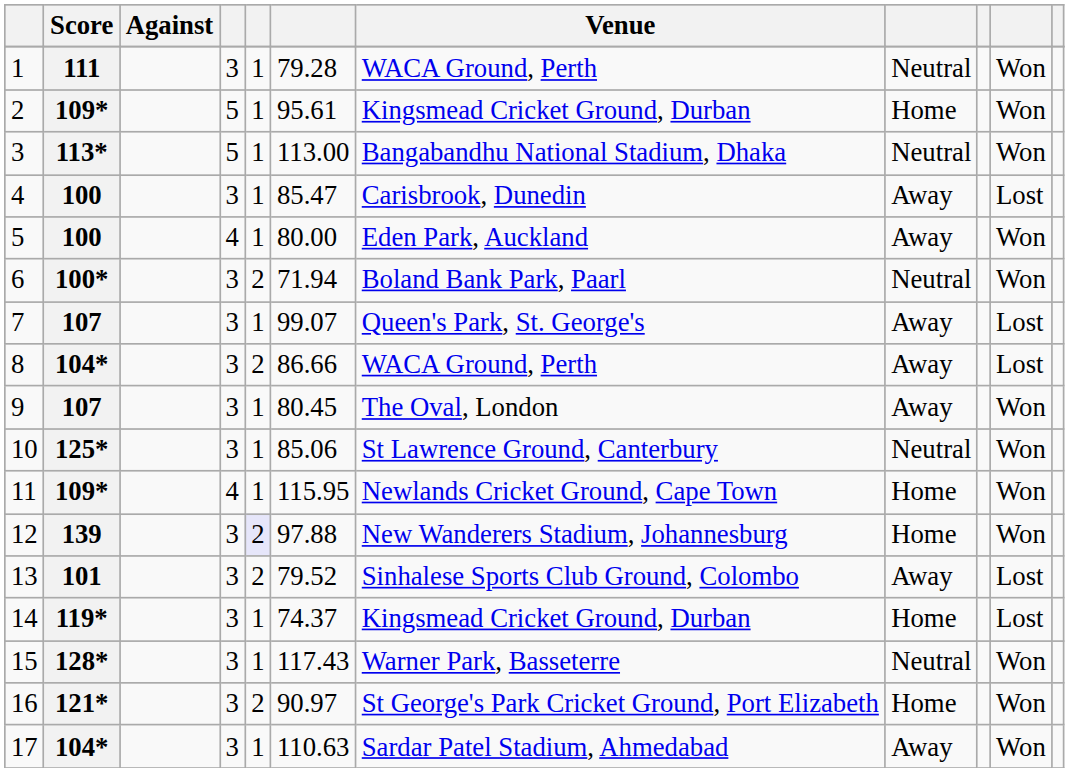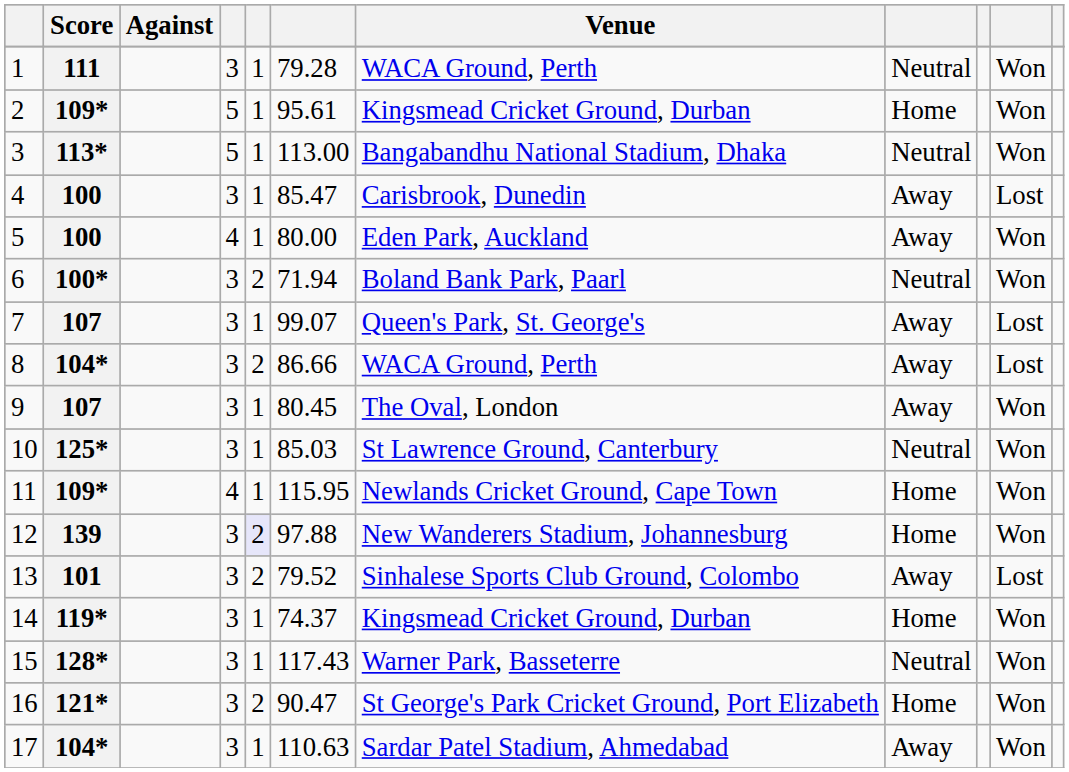(307, 449) 85.06 -> (307, 449) 85.03
(1020, 618) Lost -> (1021, 618) Won
(307, 703) 90.97 -> (307, 703) 90.47
